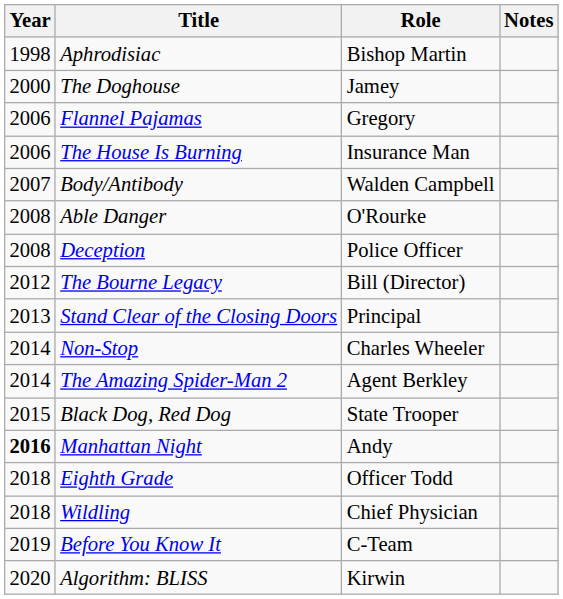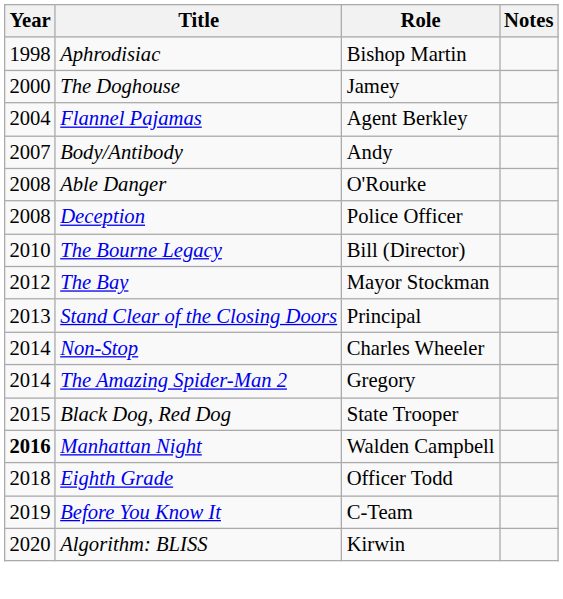(30, 119) 2006 -> (30, 119) 2004
(381, 119) Gregory -> (407, 119) Agent Berkley
- row: (151, 151)
(421, 184) Walden Campbell -> (370, 151) Andy
(30, 282) 2012 -> (30, 250) 2010
+ row: (94, 282)
(407, 380) Agent Berkley -> (381, 380) Gregory
(370, 446) Andy -> (421, 446) Walden Campbell
- row: (95, 511)
